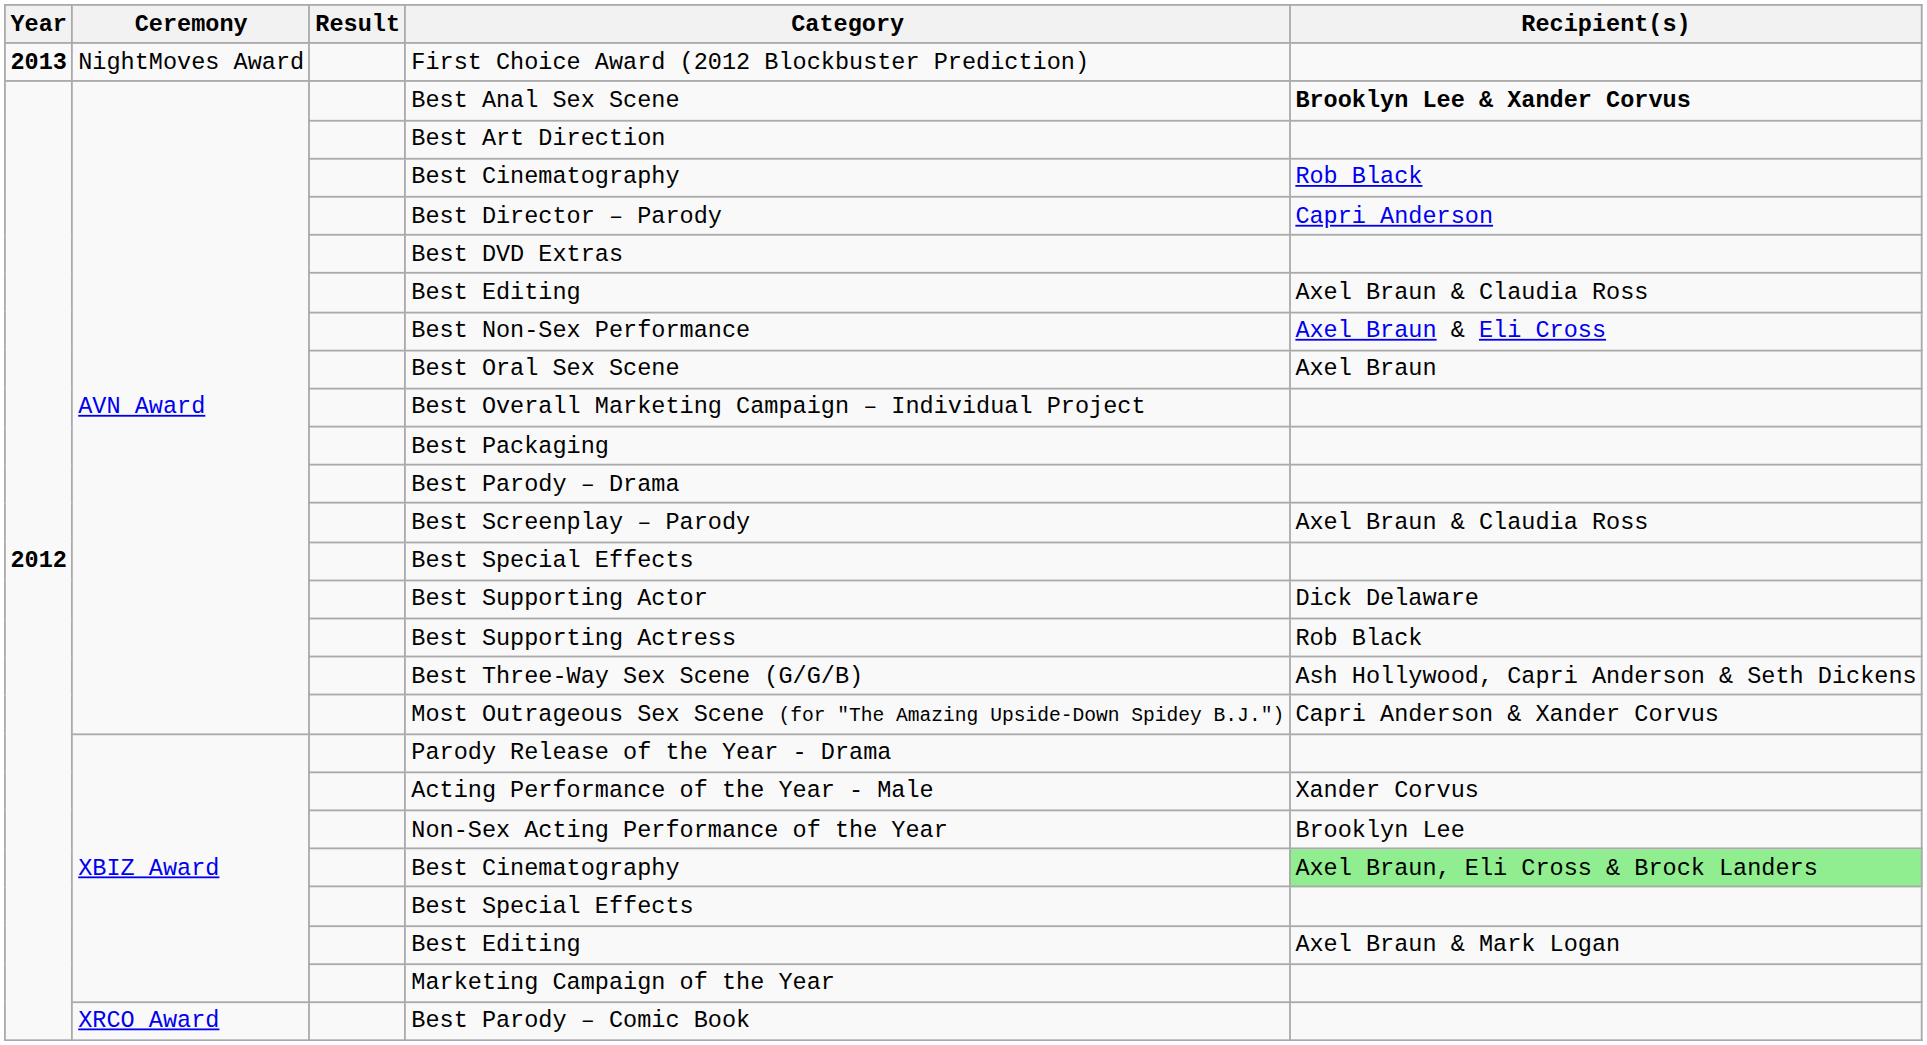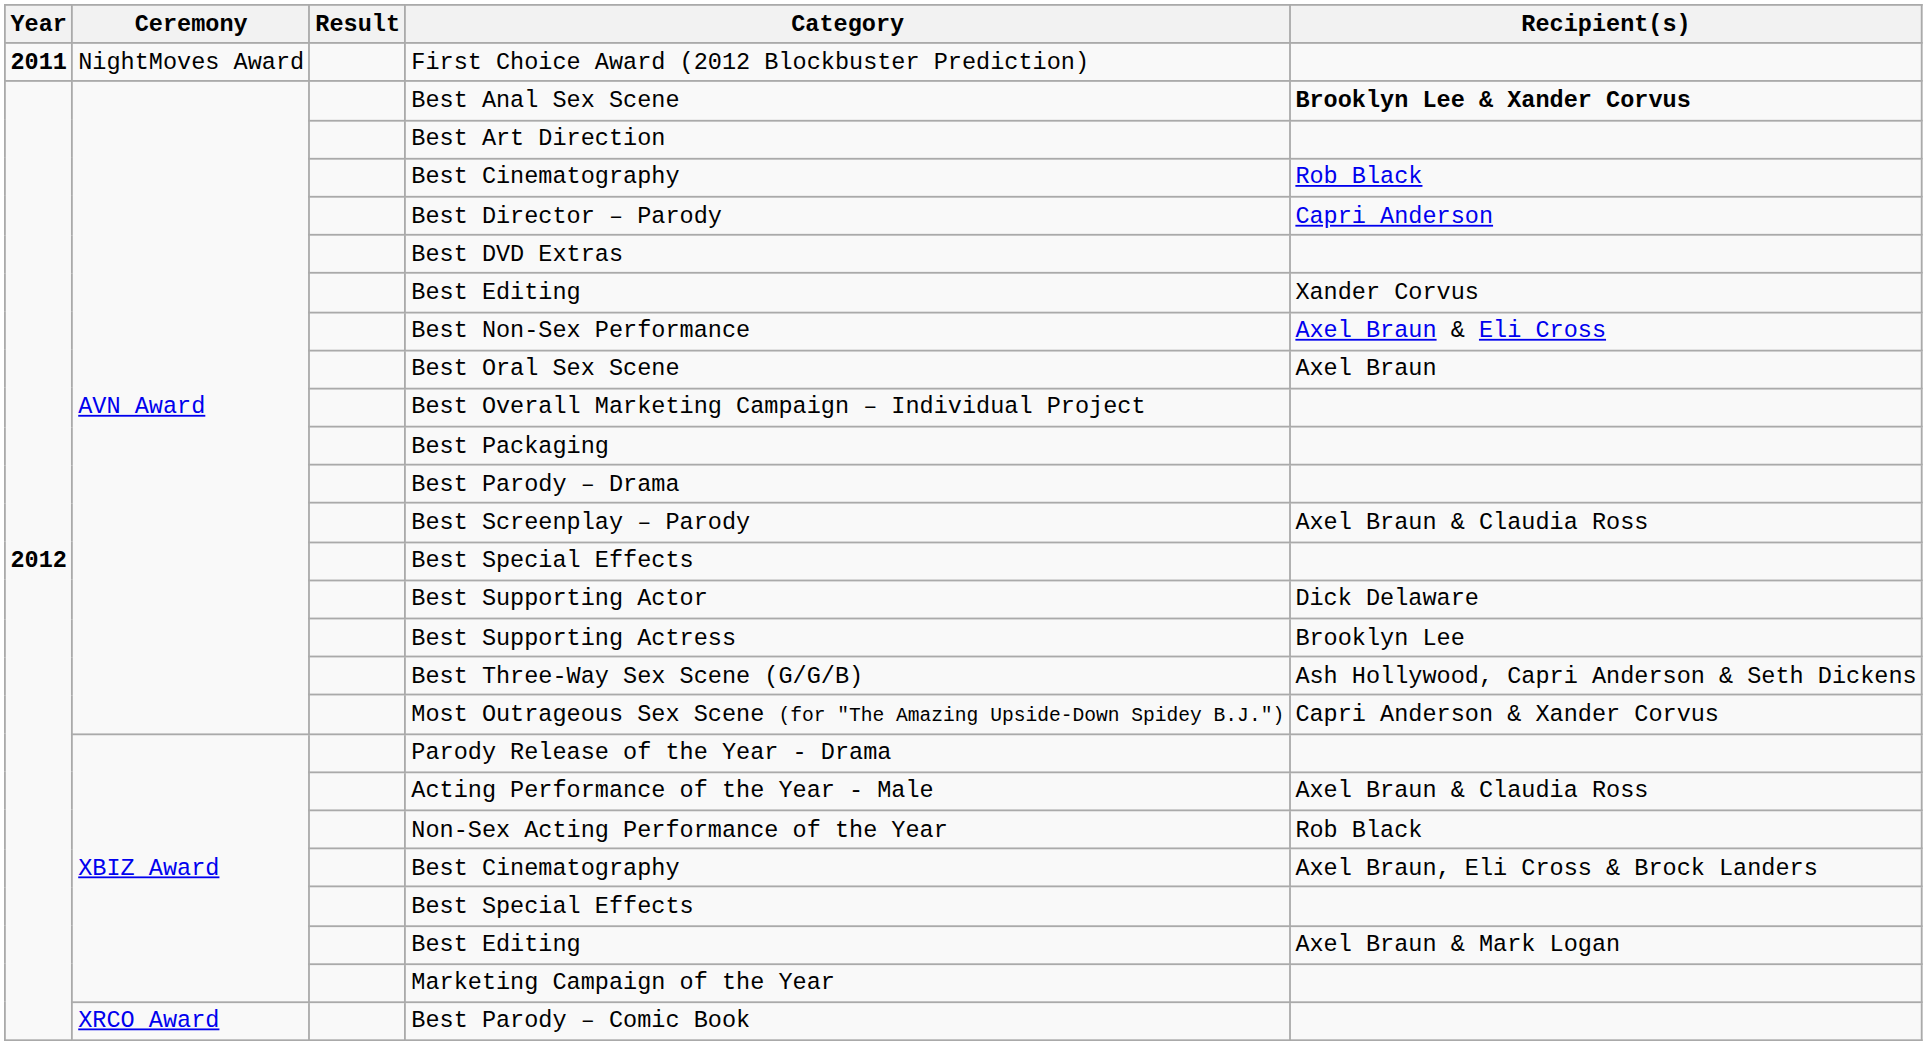(39, 62) 2013 -> (39, 62) 2011
(1472, 293) Axel Braun & Claudia Ross -> (1387, 293) Xander Corvus
(1359, 638) Rob Black -> (1380, 638) Brooklyn Lee
(1387, 791) Xander Corvus -> (1472, 791) Axel Braun & Claudia Ross
(1380, 829) Brooklyn Lee -> (1359, 829) Rob Black
(1557, 868) lightgreen background -> (1557, 868) no background
